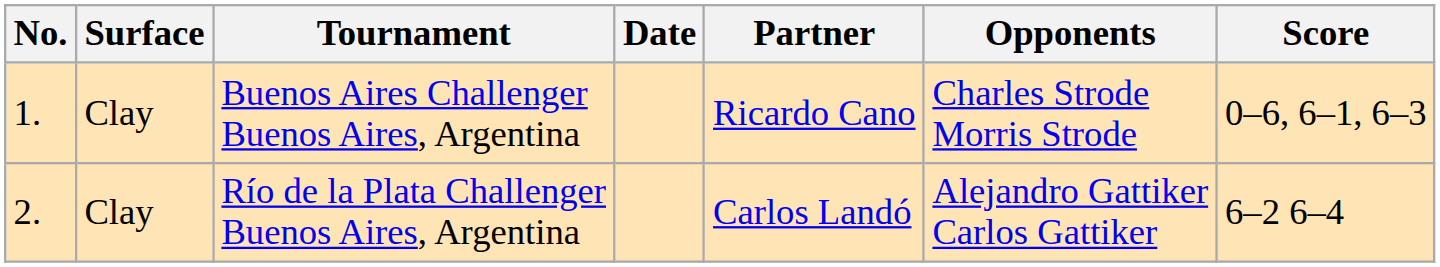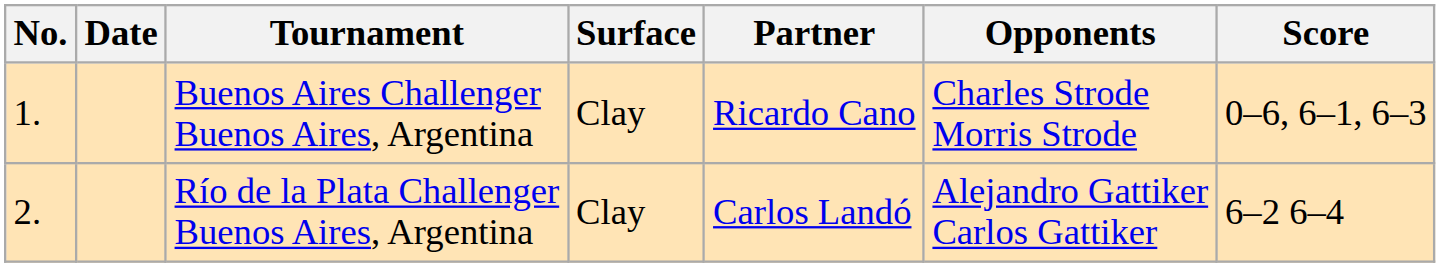columns swapped: (660, 33) <-> (144, 33)
